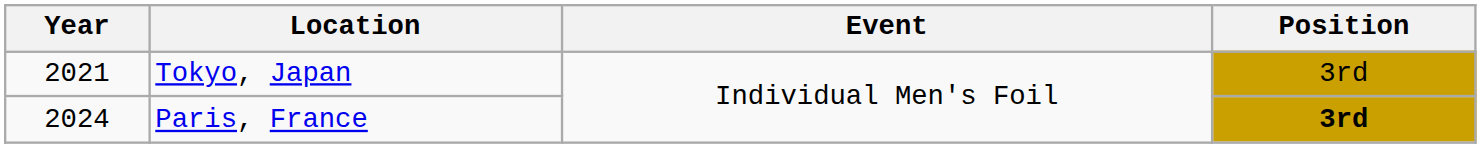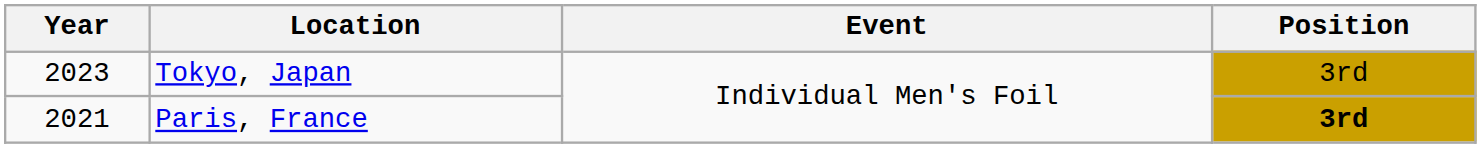(77, 74) 2021 -> (77, 74) 2023
(77, 119) 2024 -> (77, 119) 2021
